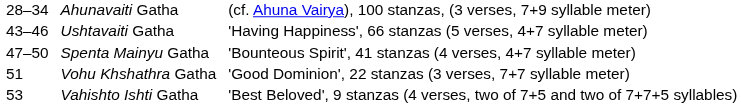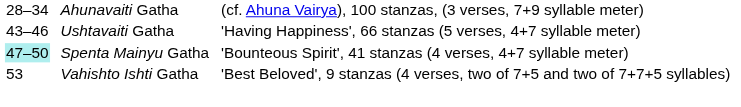(27, 52) no background -> (27, 52) paleturquoise background
- row: (138, 73)
